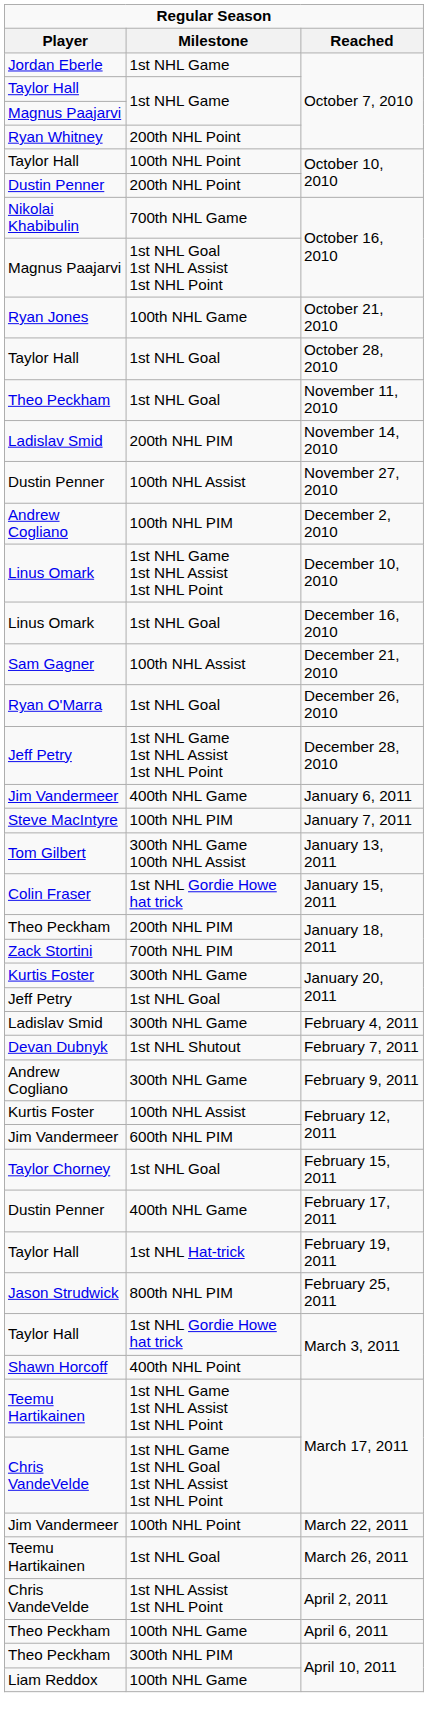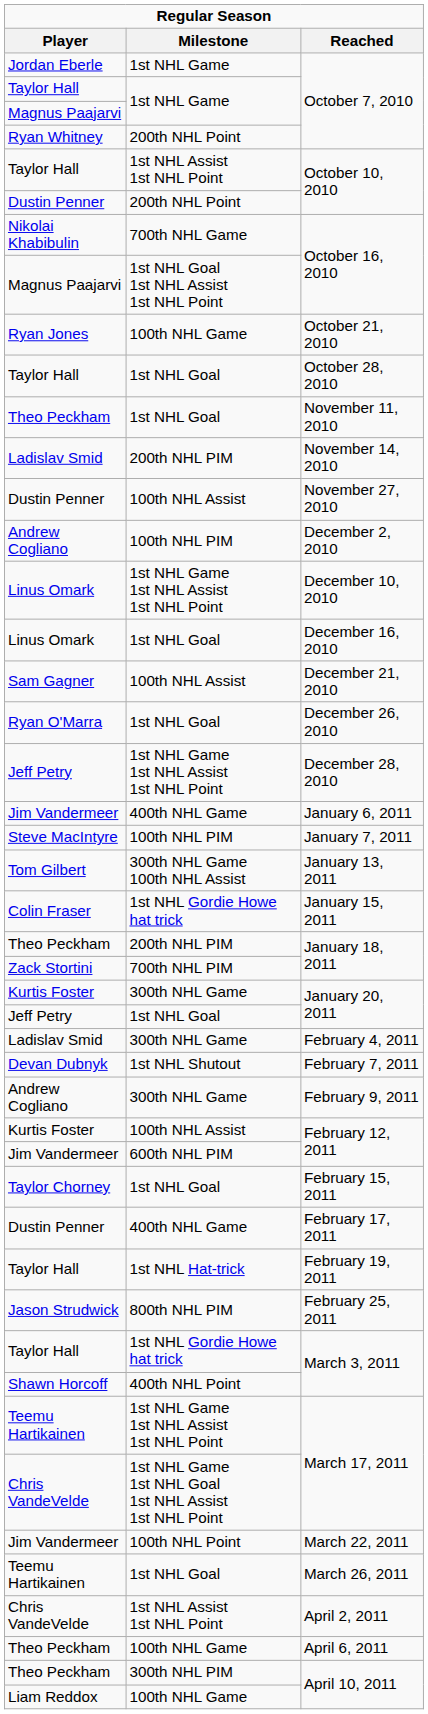(185, 161) 100th NHL Point -> (179, 169) 1st NHL Assist 1st NHL Point
